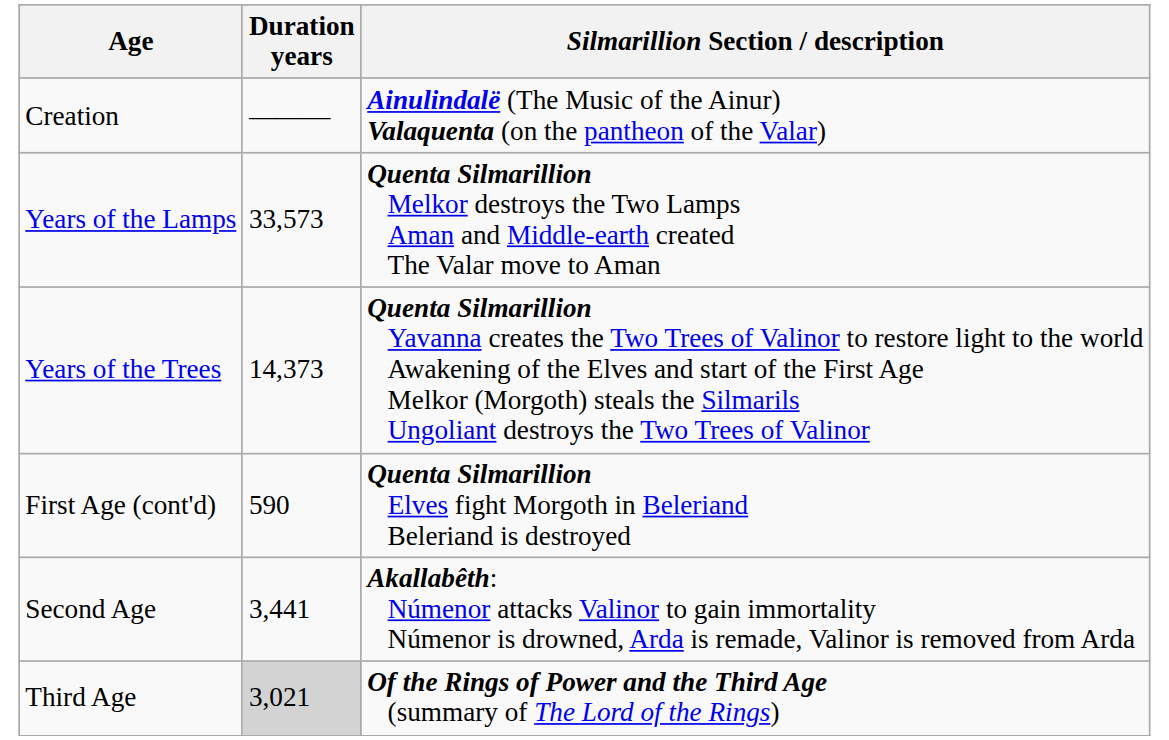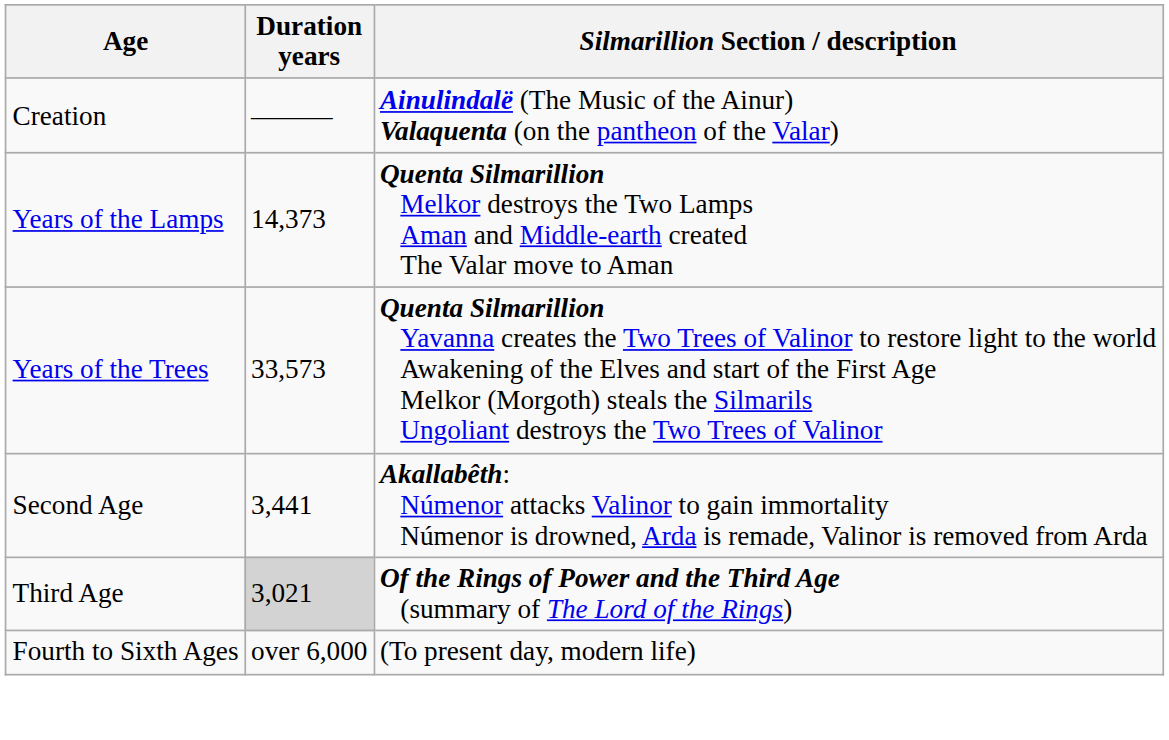(286, 219) 33,573 -> (288, 219) 14,373
(286, 369) 14,373 -> (288, 369) 33,573
- row: (121, 504)
+ row: (126, 652)
